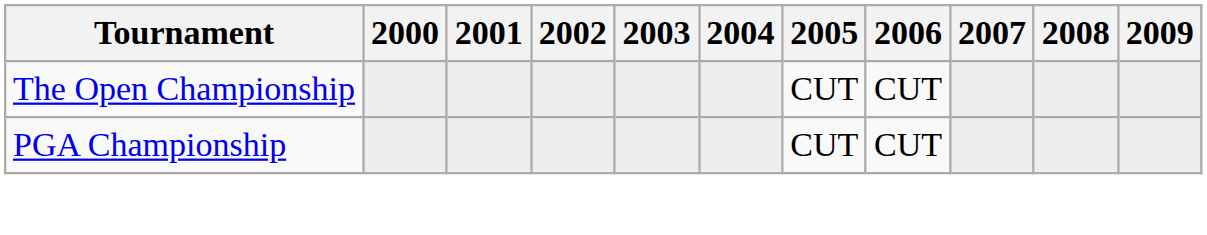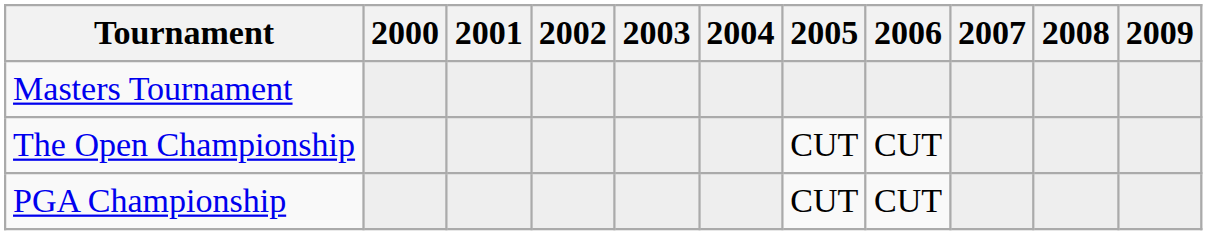+ row: (153, 88)
